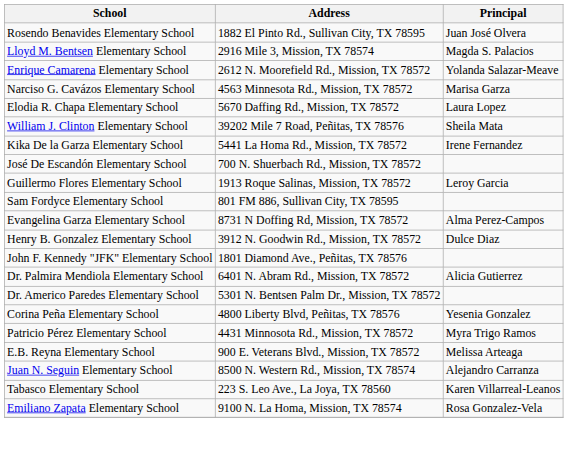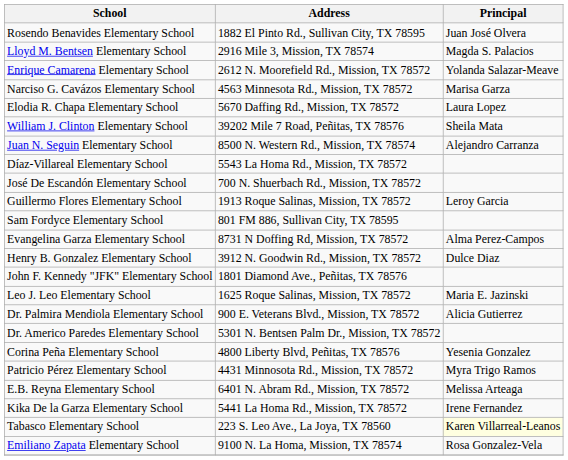rows swapped: (95, 145) <-> (90, 370)
+ row: (87, 164)
+ row: (79, 295)
(314, 276) 6401 N. Abram Rd., Mission, TX 78572 -> (319, 314) 900 E. Veterans Blvd., Mission, TX 78572
(319, 351) 900 E. Veterans Blvd., Mission, TX 78572 -> (314, 389) 6401 N. Abram Rd., Mission, TX 78572
(503, 389) no background -> (503, 426) lightyellow background
